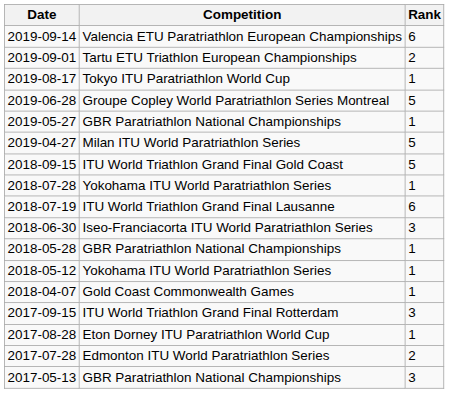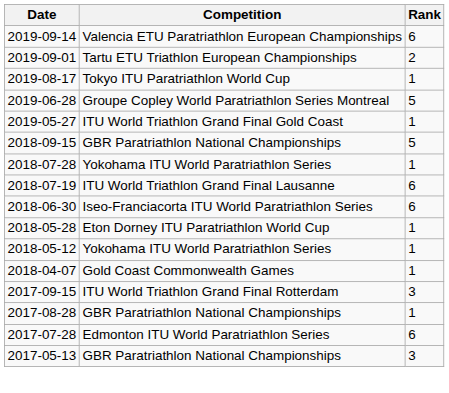(212, 121) GBR Paratriathlon National Championships -> (213, 121) ITU World Triathlon Grand Final Gold Coast
- row: (42, 143)
(213, 164) ITU World Triathlon Grand Final Gold Coast -> (212, 143) GBR Paratriathlon National Championships
(412, 228) 3 -> (412, 206) 6
(212, 249) GBR Paratriathlon National Championships -> (206, 228) Eton Dorney ITU Paratriathlon World Cup
(206, 334) Eton Dorney ITU Paratriathlon World Cup -> (212, 313) GBR Paratriathlon National Championships
(412, 356) 2 -> (412, 334) 6
